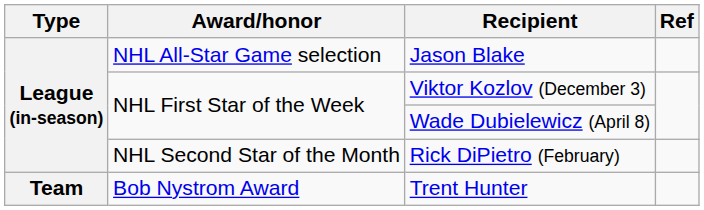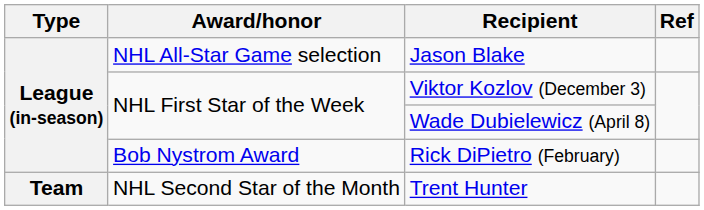(257, 155) NHL Second Star of the Month -> (206, 155) Bob Nystrom Award
(206, 188) Bob Nystrom Award -> (257, 188) NHL Second Star of the Month
